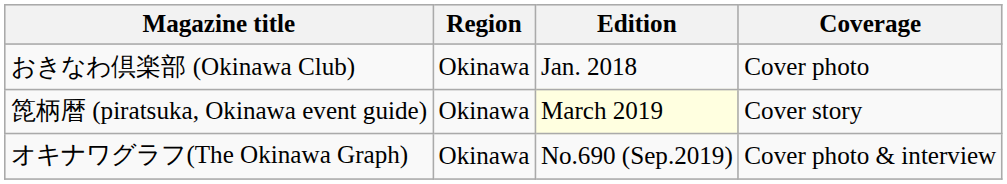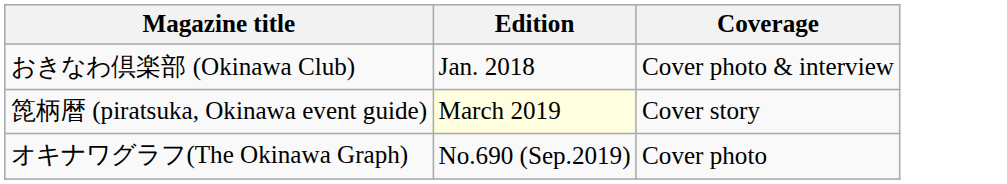- column: (484, 24)
(807, 66) Cover photo -> (768, 66) Cover photo & interview
(870, 155) Cover photo & interview -> (705, 155) Cover photo
